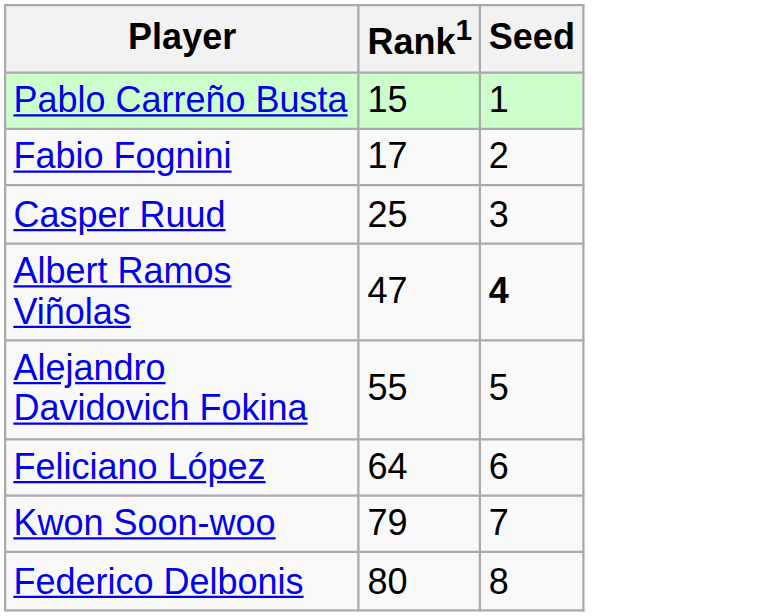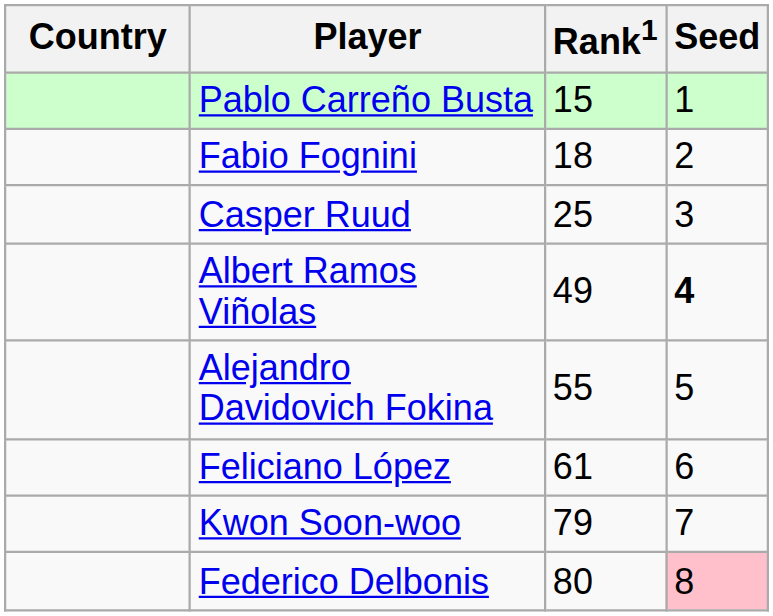+ column: (98, 37)
(388, 156) 17 -> (573, 156) 18
(388, 291) 47 -> (573, 291) 49
(388, 466) 64 -> (573, 466) 61
(499, 580) no background -> (684, 580) pink background
